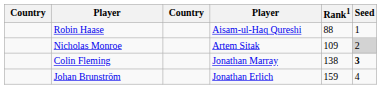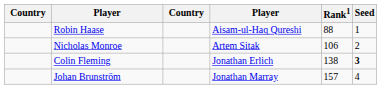(331, 45) 109 -> (331, 45) 106
(357, 45) lightgrey background -> (357, 45) no background
(245, 61) Jonathan Marray -> (243, 61) Jonathan Erlich
(243, 76) Jonathan Erlich -> (245, 76) Jonathan Marray
(331, 76) 159 -> (331, 76) 157
